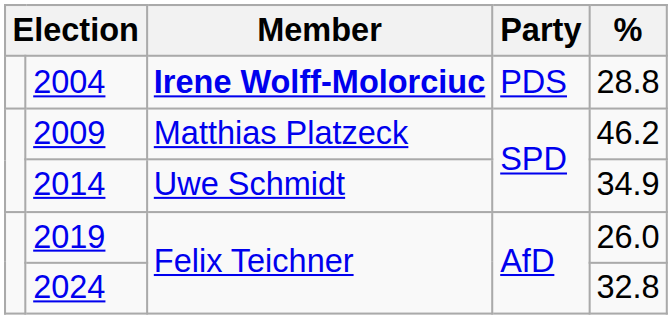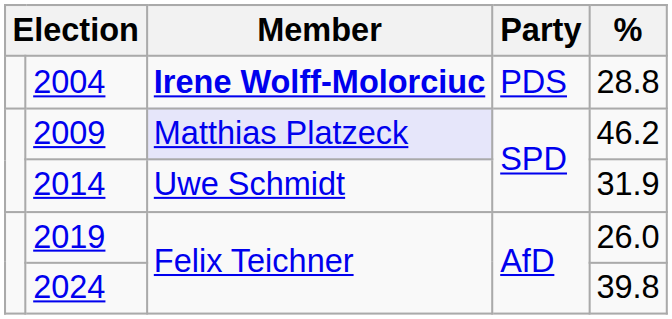(281, 133) no background -> (281, 133) lavender background
(628, 184) 34.9 -> (628, 184) 31.9
(628, 287) 32.8 -> (628, 287) 39.8
